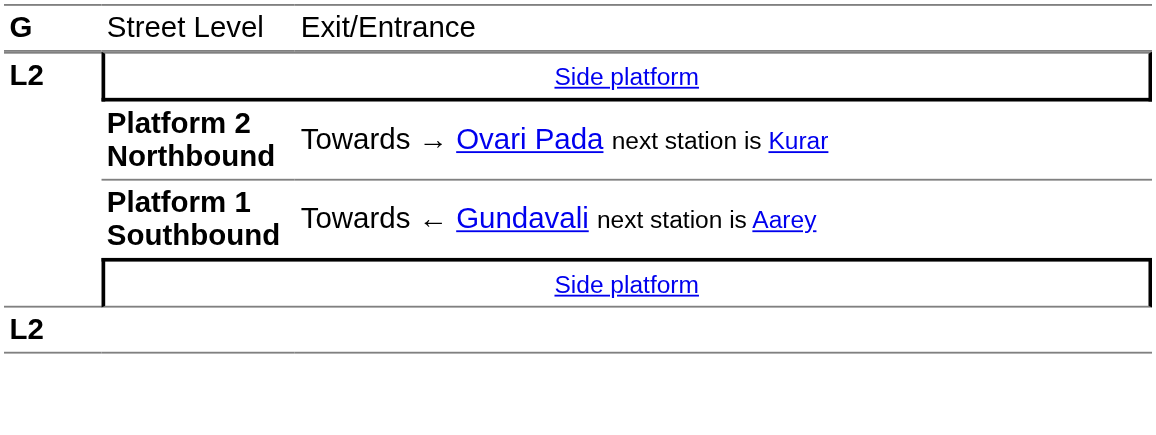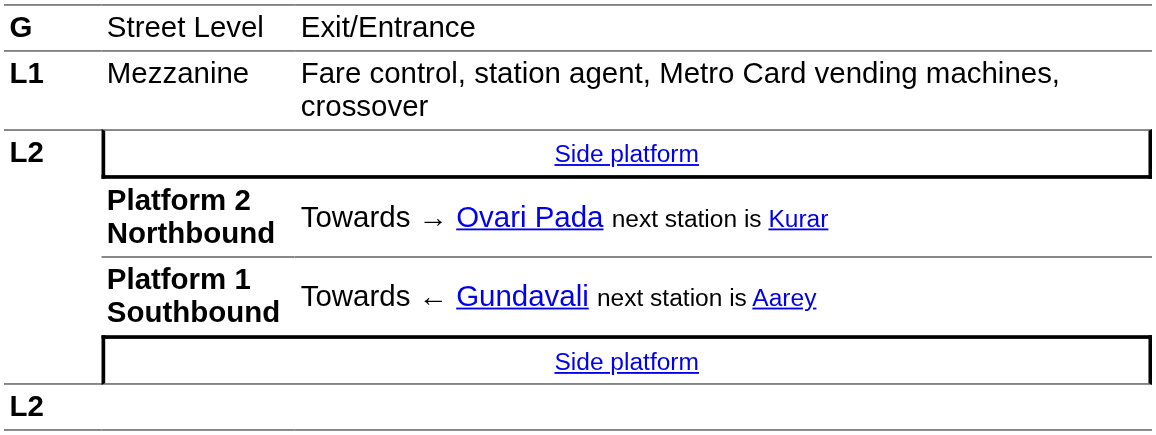+ row: (178, 73)
